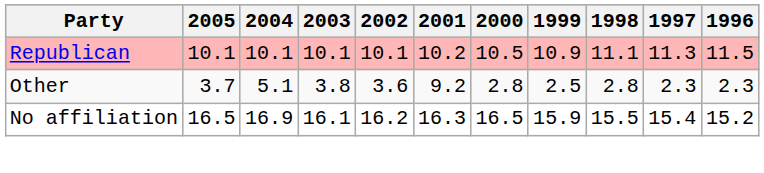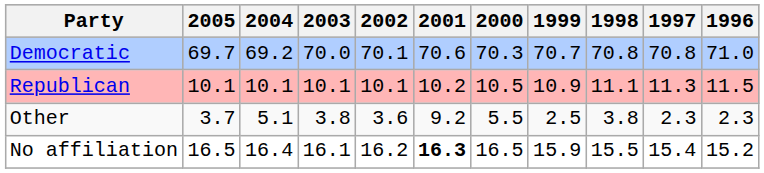+ row: (70, 54)
(506, 86) 2.8 -> (506, 119) 5.5
(621, 86) 2.8 -> (621, 119) 3.8
(269, 119) 16.9 -> (269, 152) 16.4
(442, 119) normal -> (442, 152) bold
